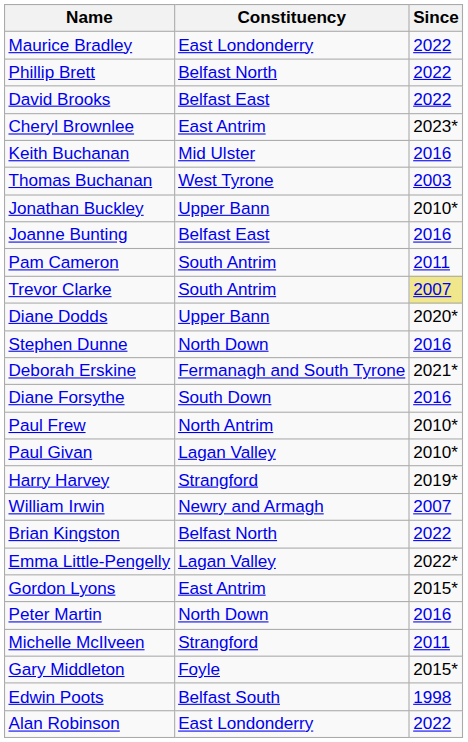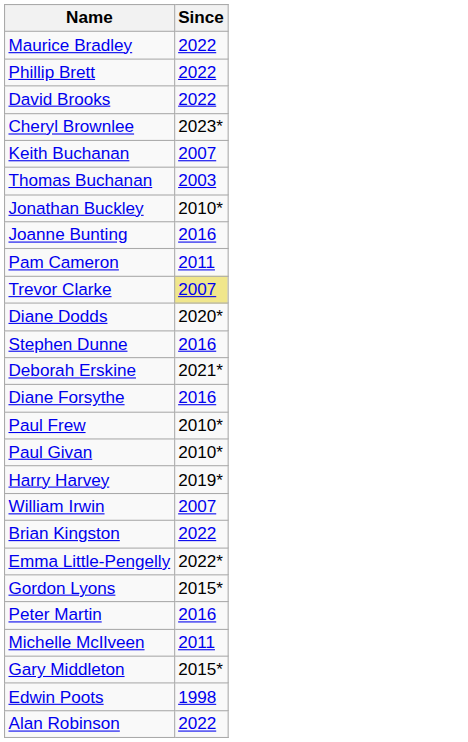- column: (292, 18)
(432, 153) 2016 -> (197, 153) 2007
